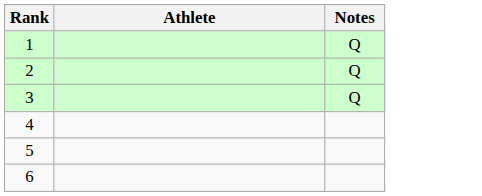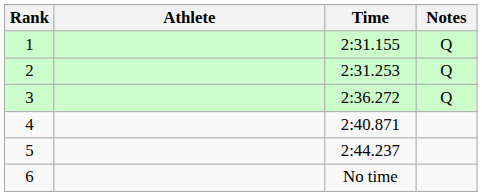+ column: (370, 17)
